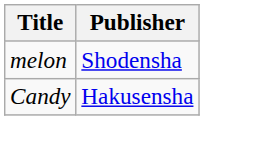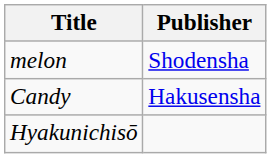+ row: (74, 133)
